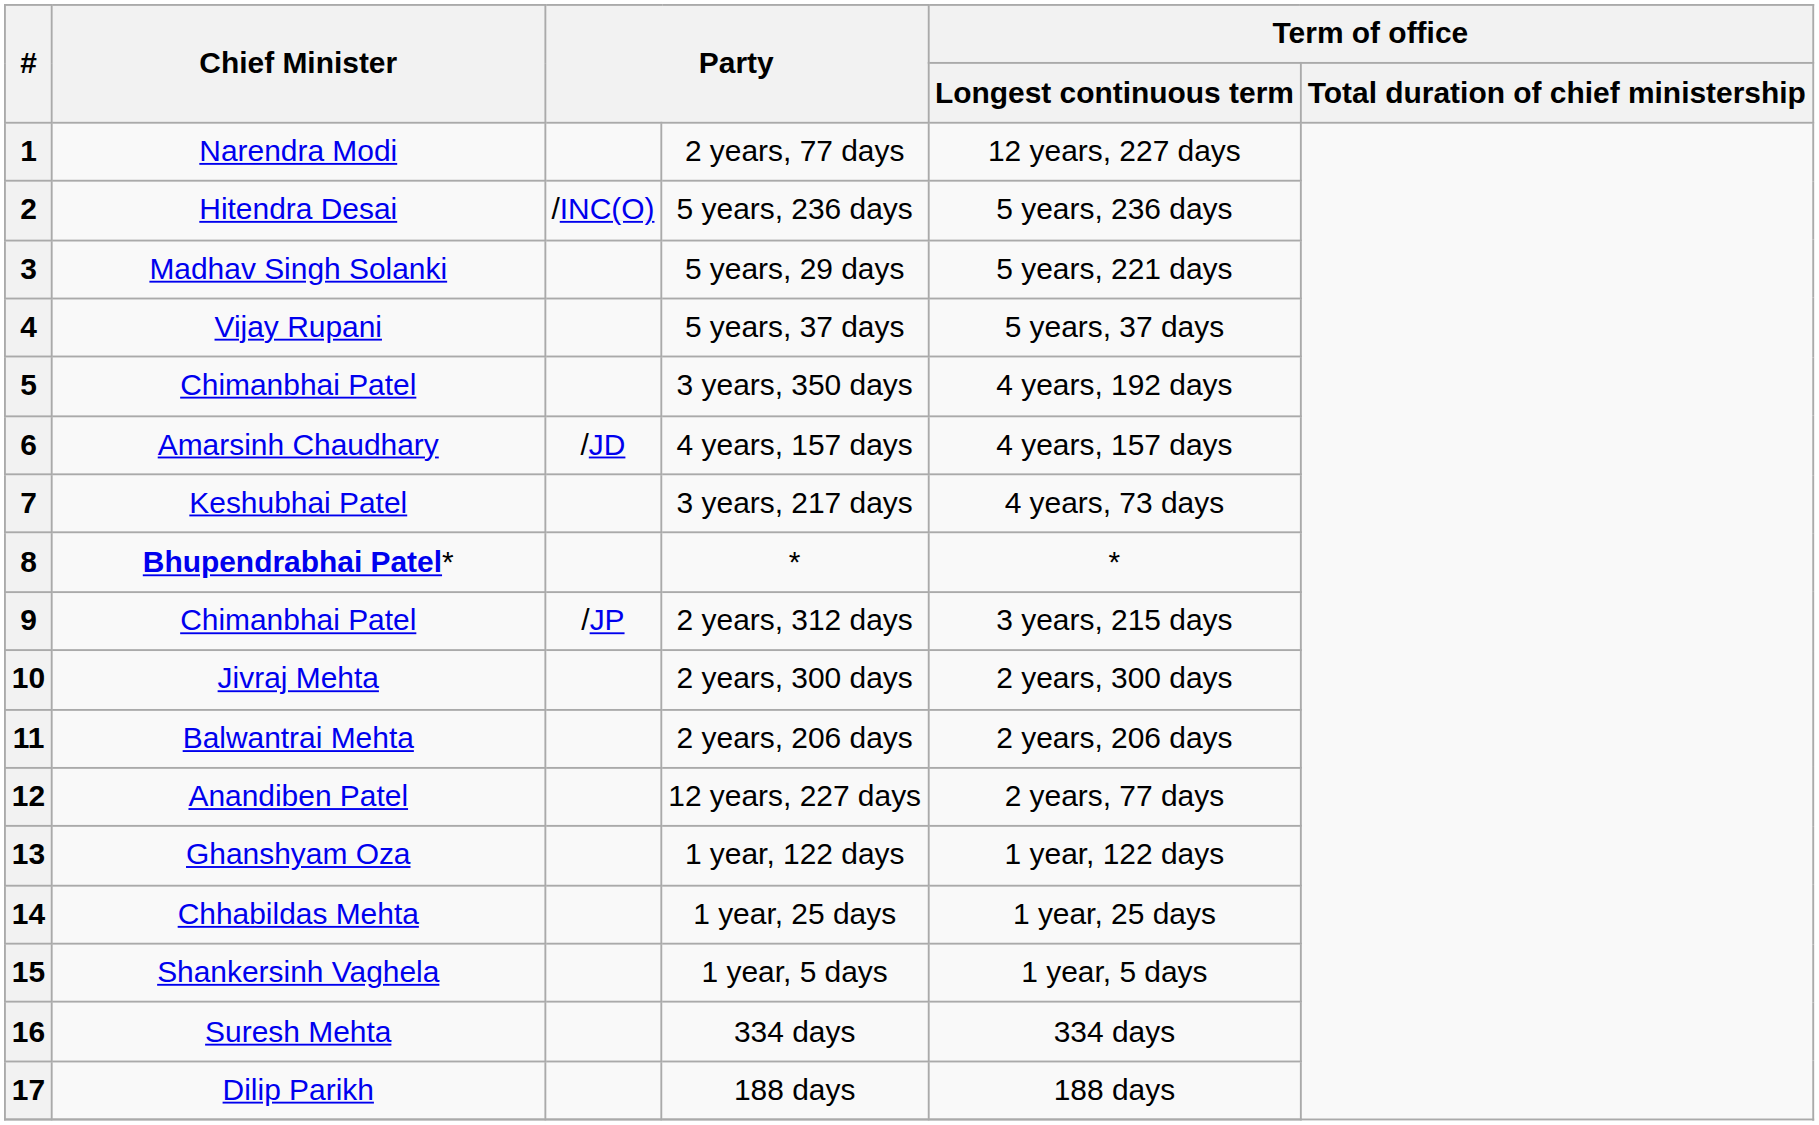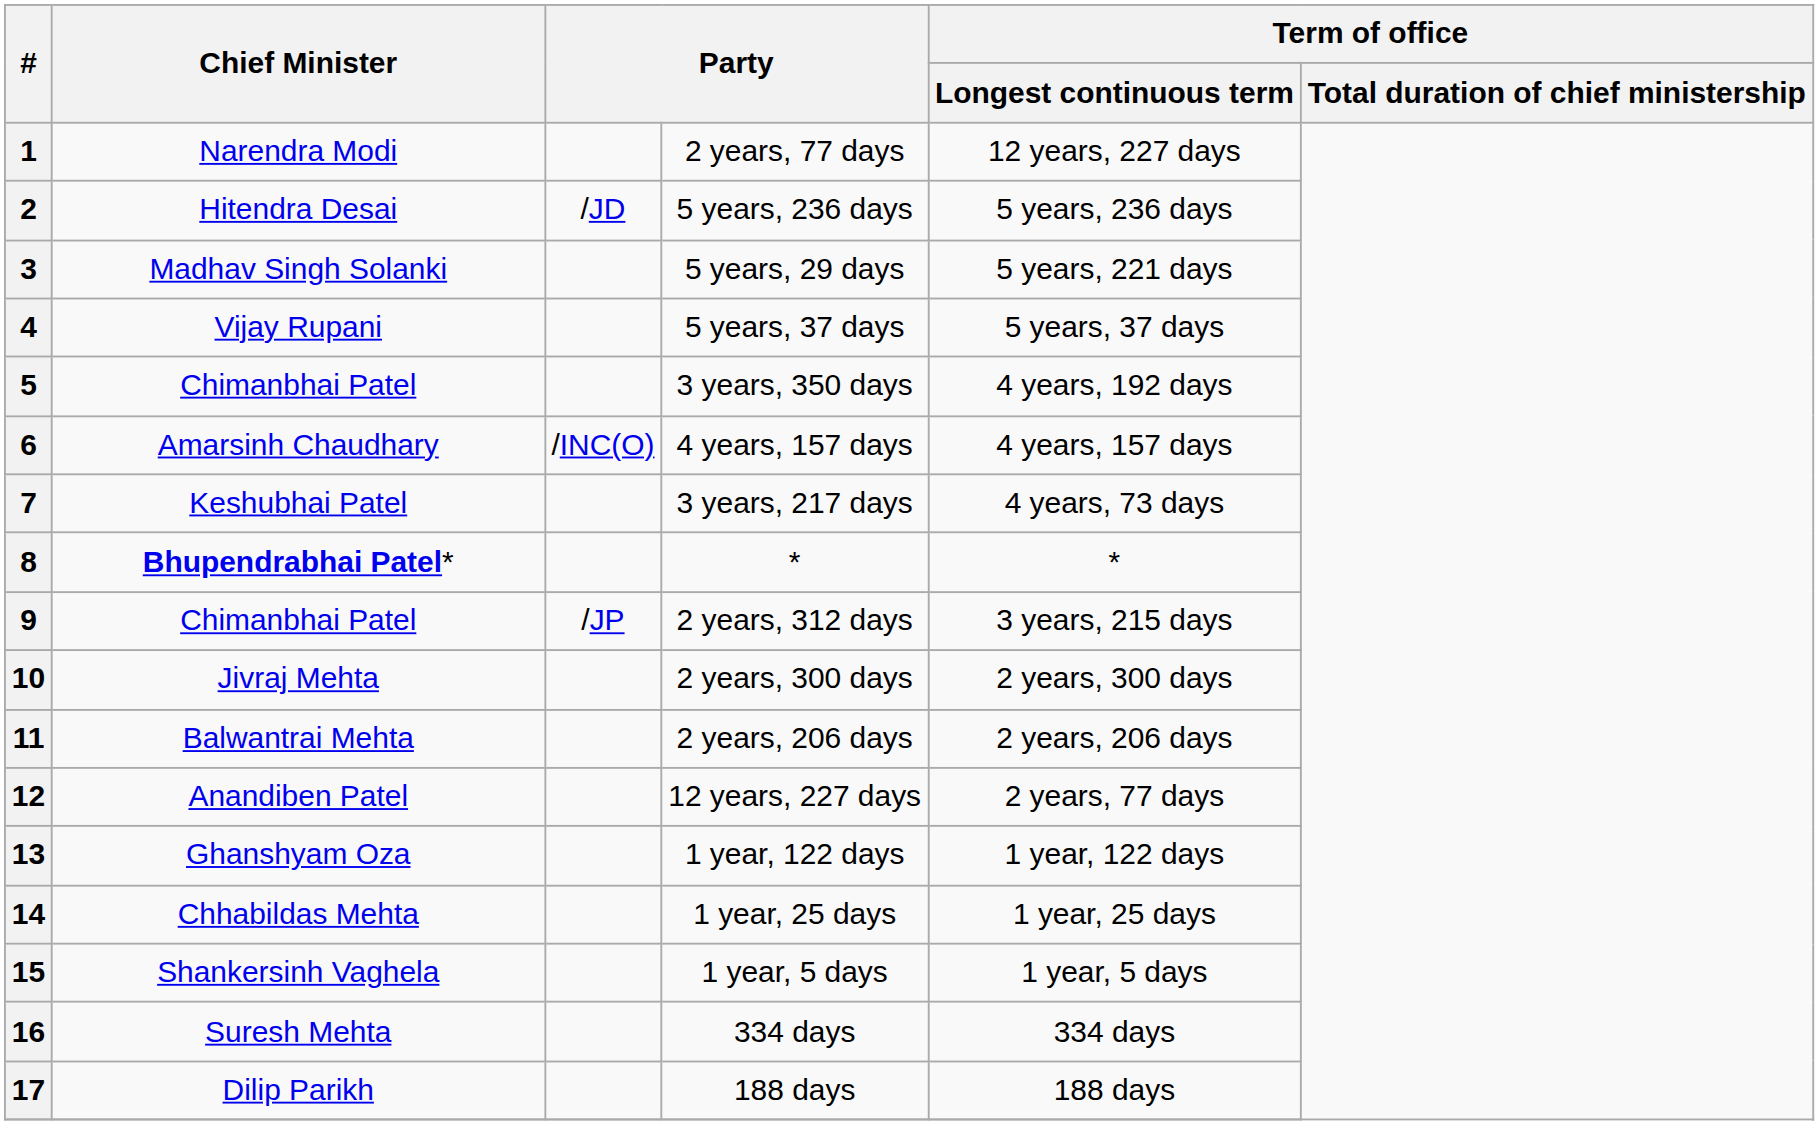(603, 209) /INC(O) -> (603, 209) /JD
(603, 444) /JD -> (603, 444) /INC(O)
